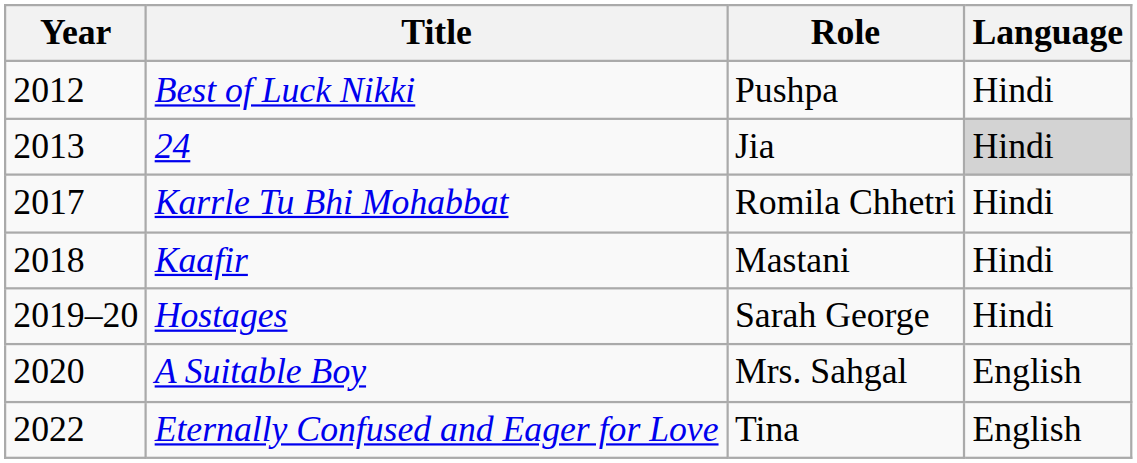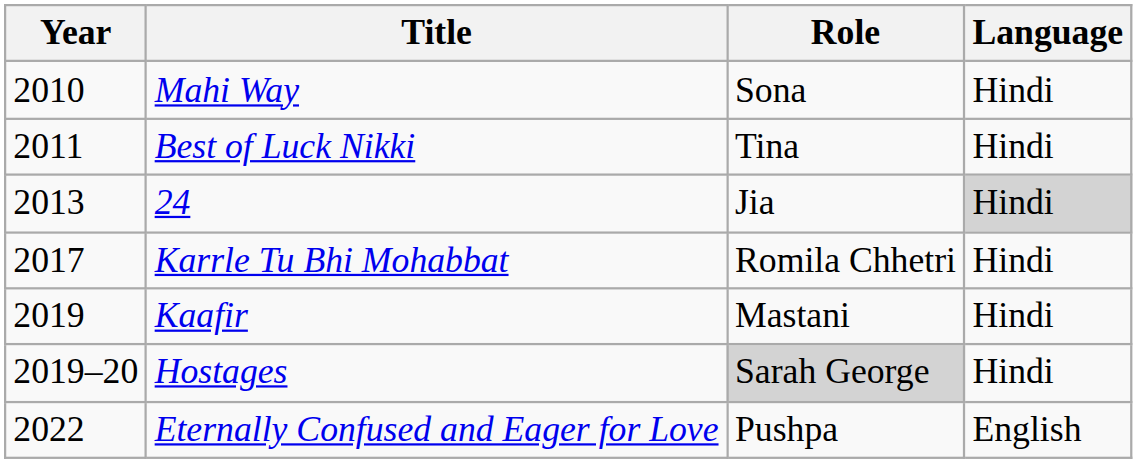+ row: (227, 89)
(49, 89) 2012 -> (48, 145) 2011
(787, 89) Pushpa -> (767, 145) Tina
(49, 259) 2018 -> (49, 315) 2019
(832, 315) no background -> (832, 372) lightgrey background
- row: (260, 372)
(767, 428) Tina -> (787, 428) Pushpa
